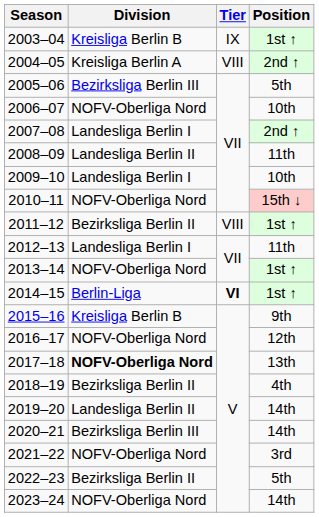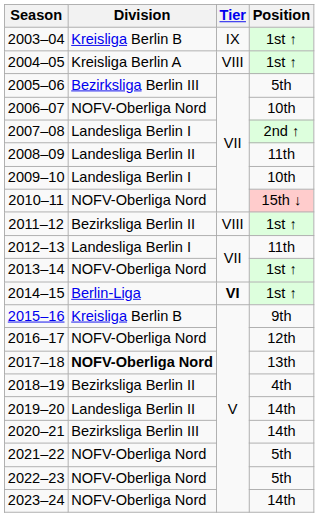(281, 62) 2nd ↑ -> (281, 62) 1st ↑
(281, 454) 3rd -> (281, 454) 5th
(133, 477) Bezirksliga Berlin II -> (139, 477) NOFV-Oberliga Nord
